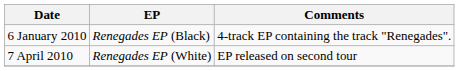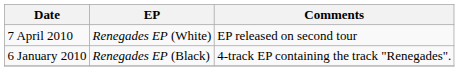rows swapped: (47, 35) <-> (40, 55)
